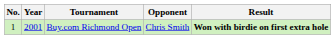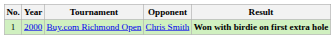(33, 27) 2001 -> (33, 27) 2000
